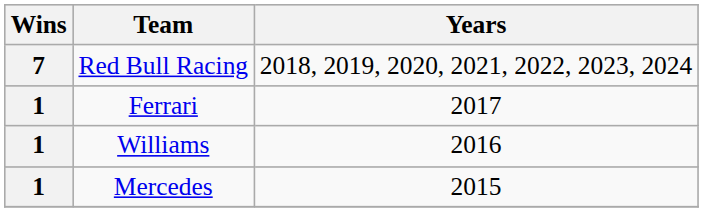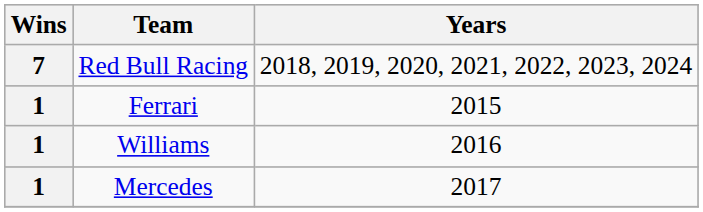(476, 105) 2017 -> (476, 105) 2015
(476, 186) 2015 -> (476, 186) 2017
